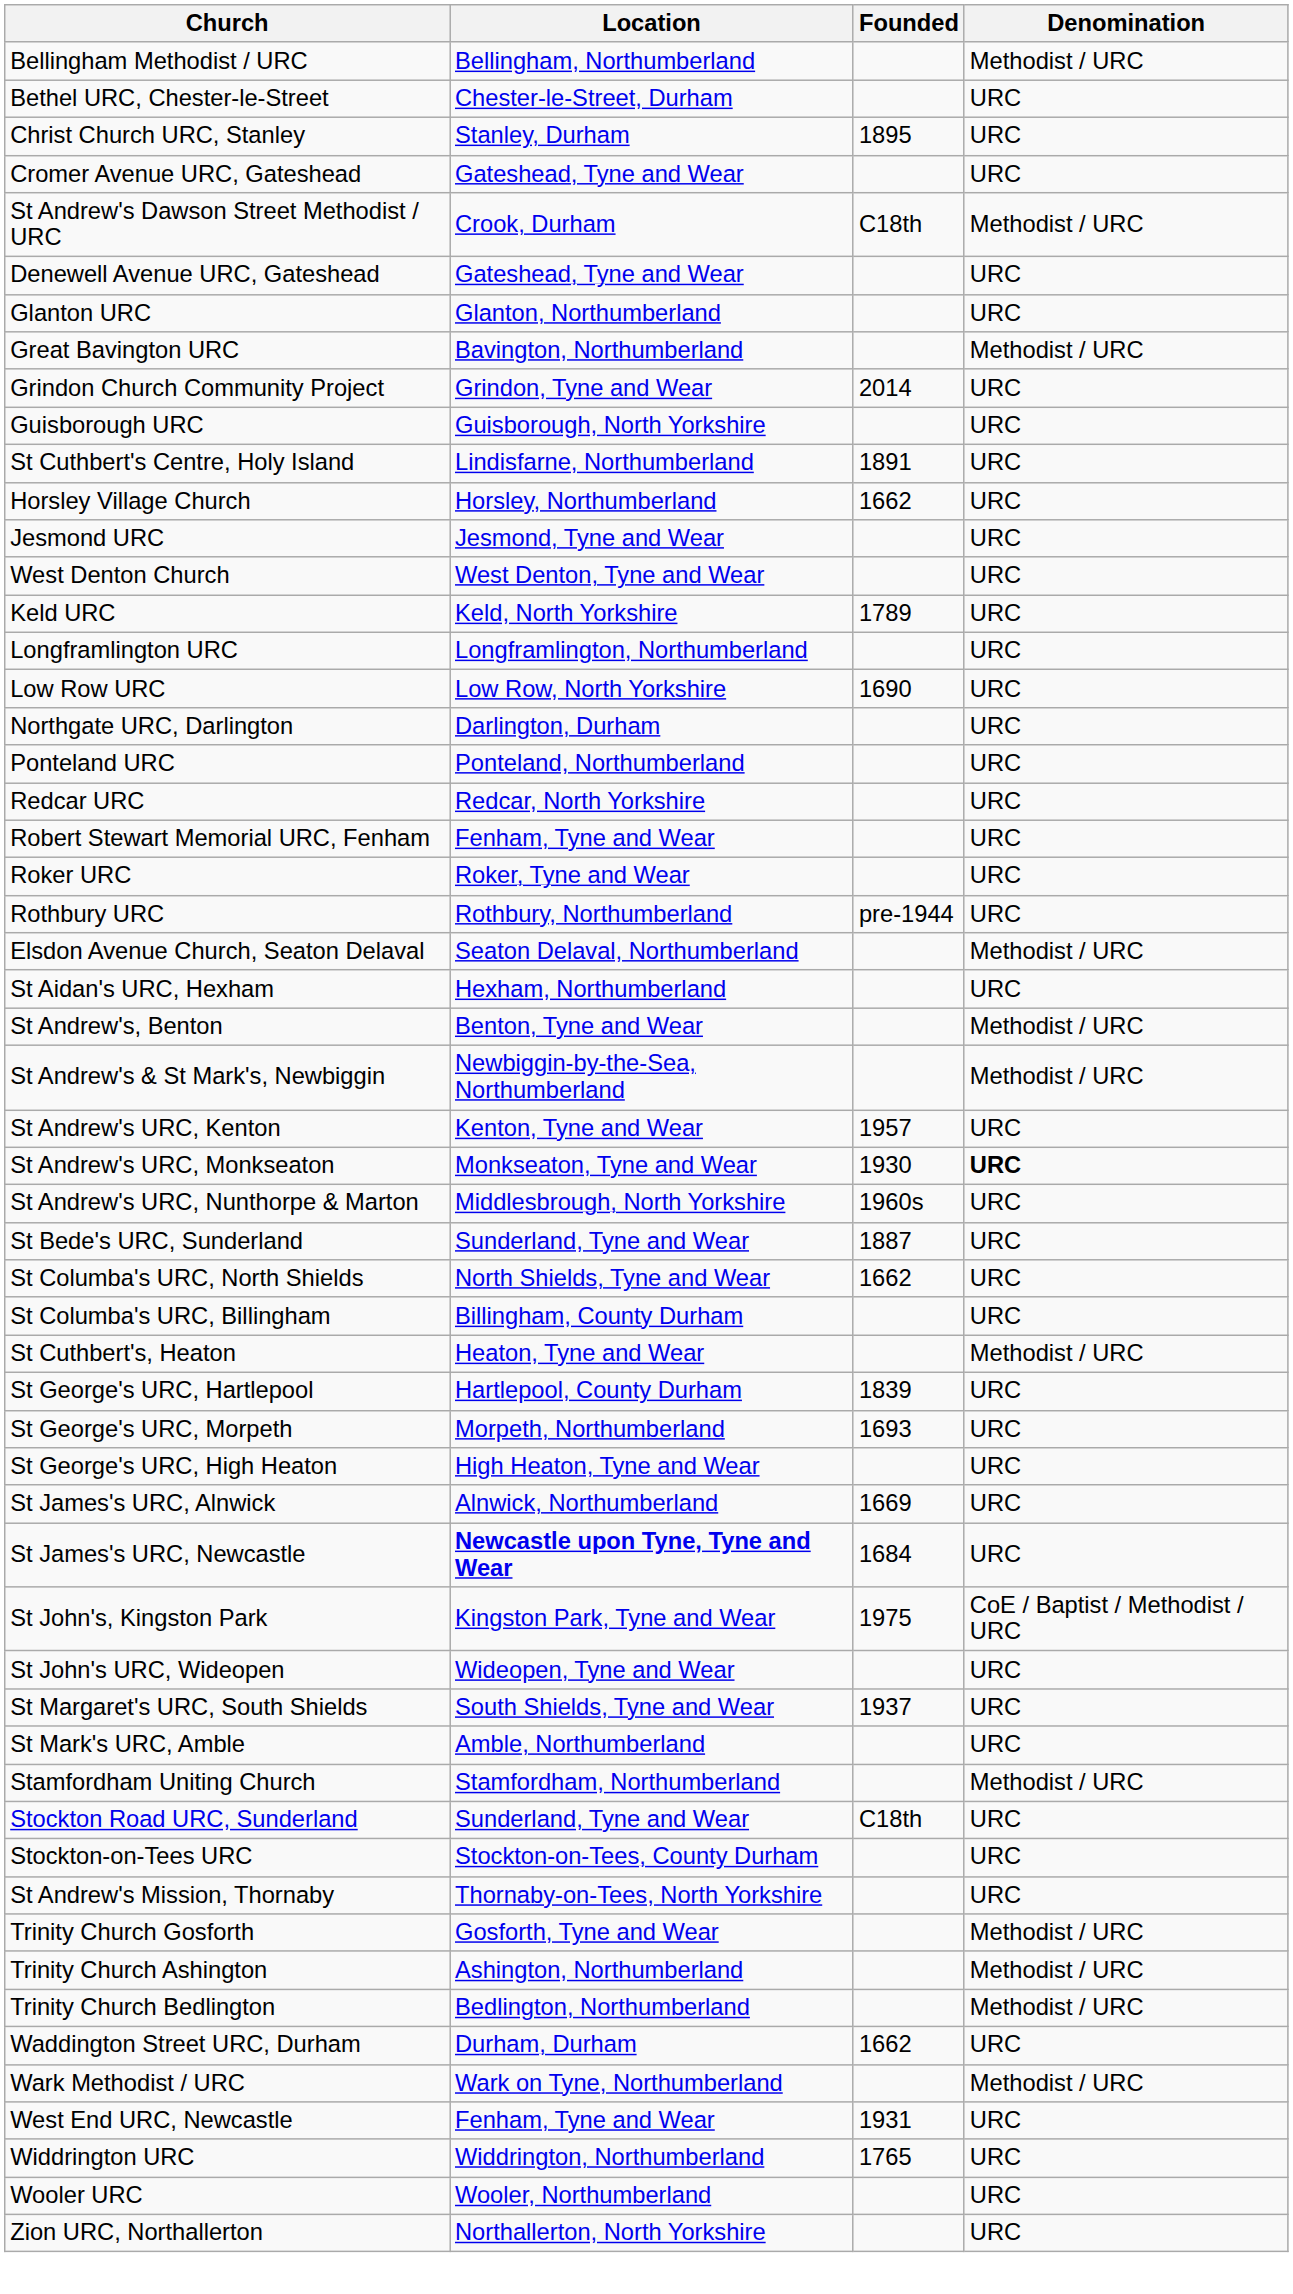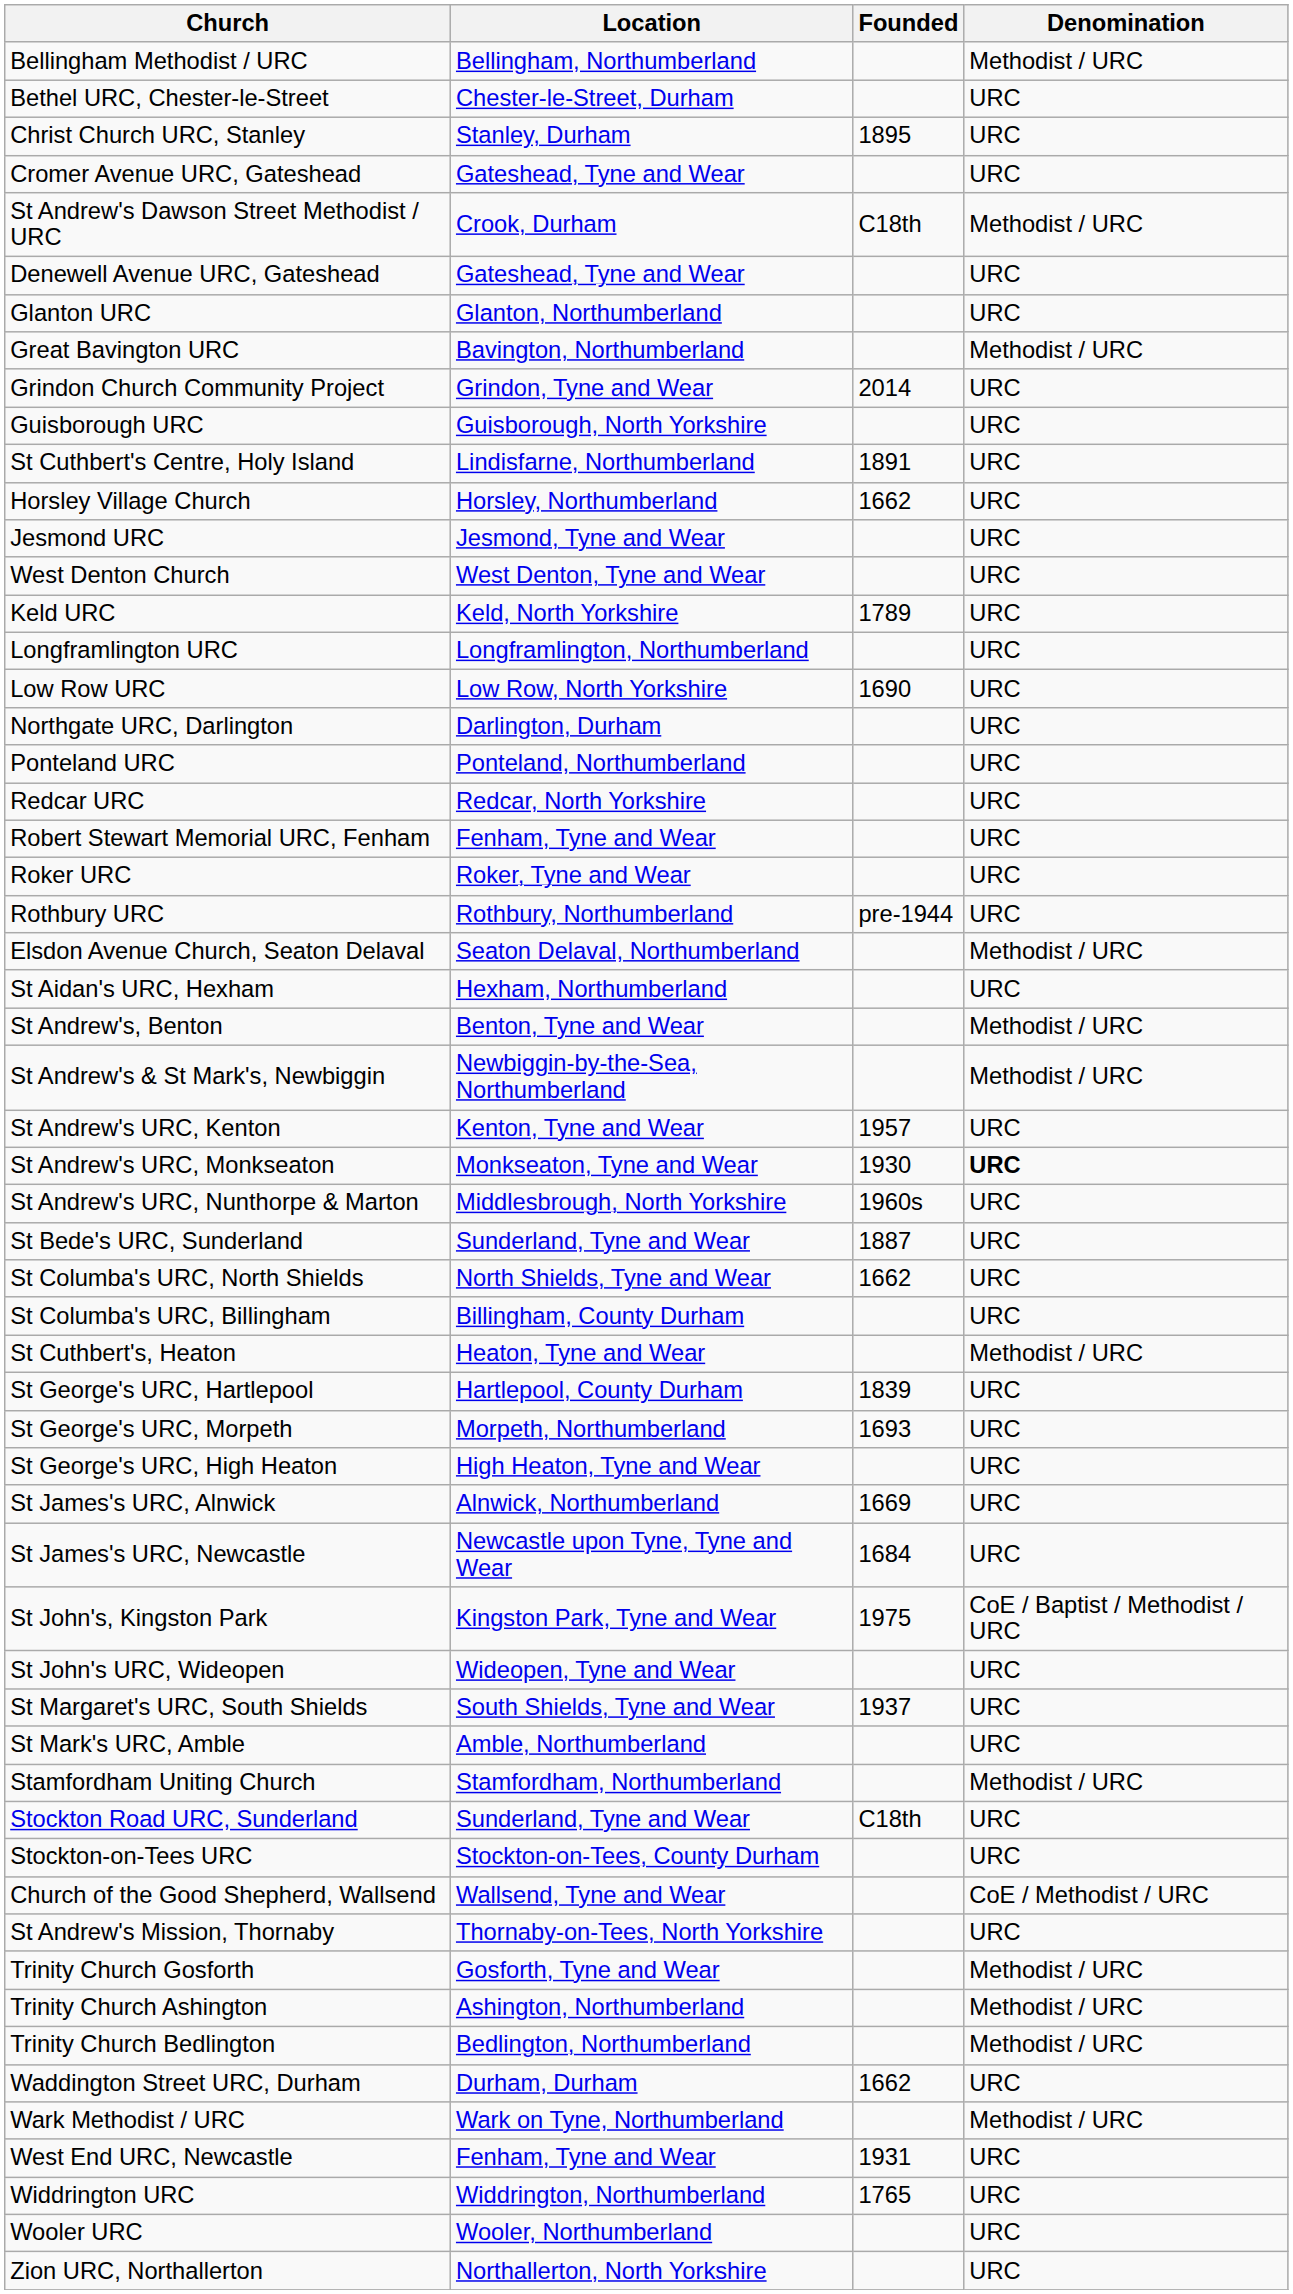(633, 1554) bold -> (624, 1554) normal
+ row: (223, 1894)
